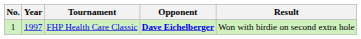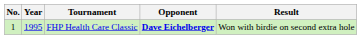(33, 27) 1997 -> (33, 27) 1995
